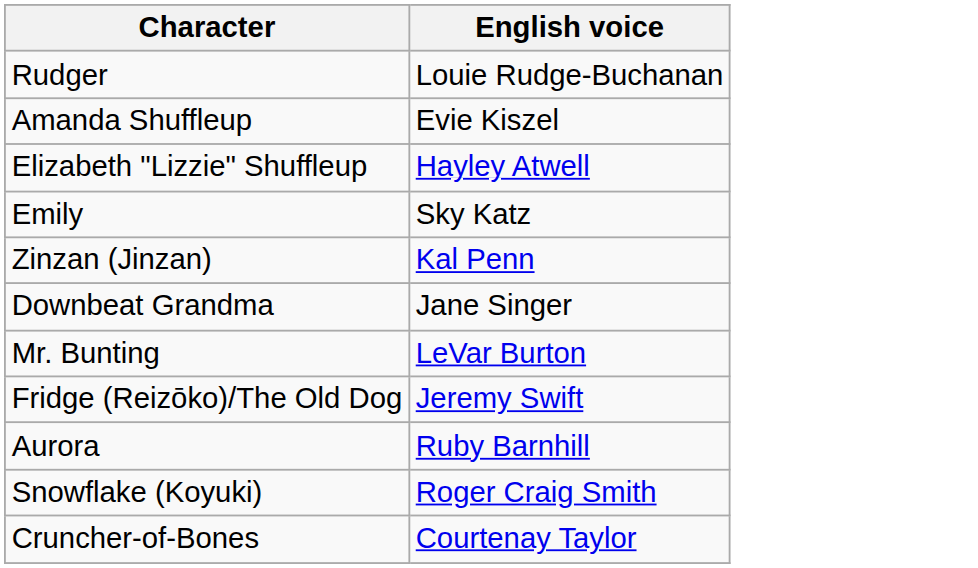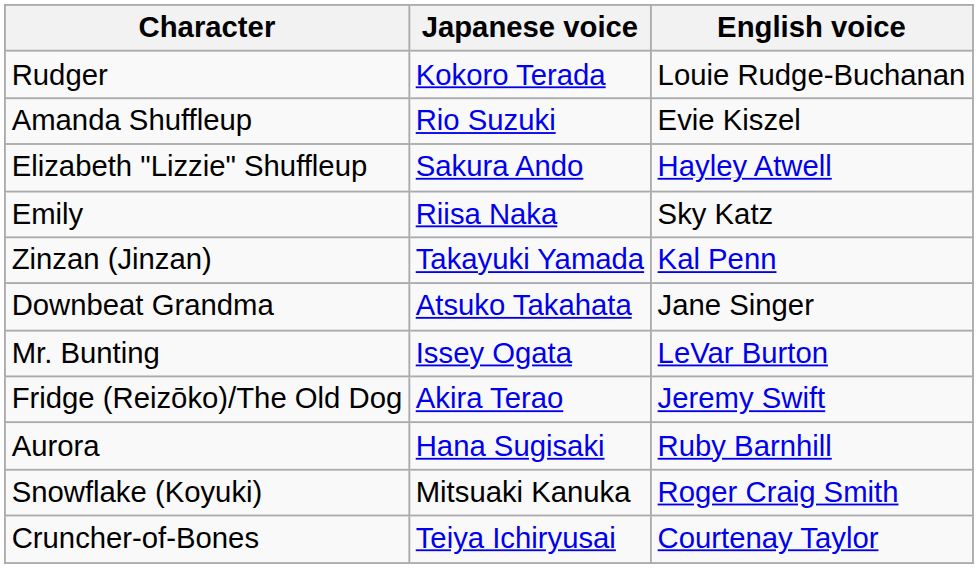+ column: (530, 27)
